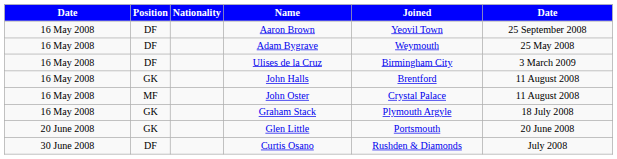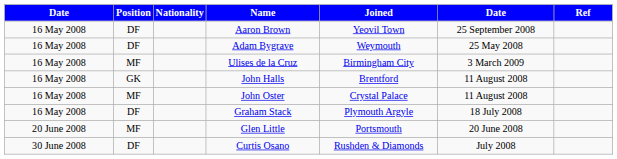+ column: (583, 13)
(150, 63) DF -> (133, 63) MF
(150, 112) GK -> (133, 112) DF
(150, 129) GK -> (133, 129) MF
